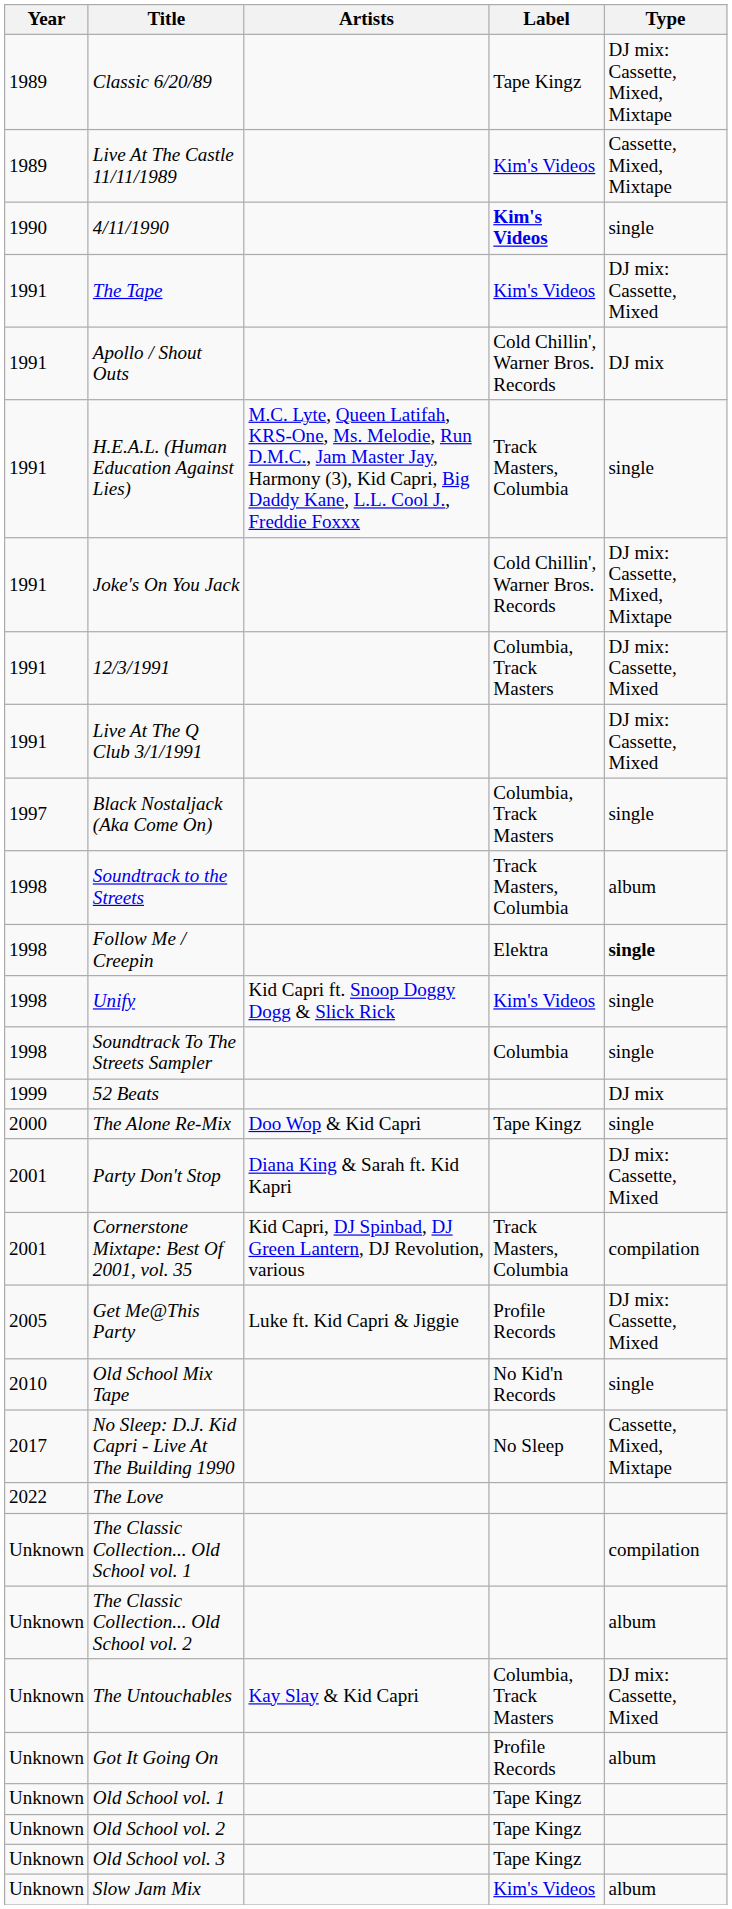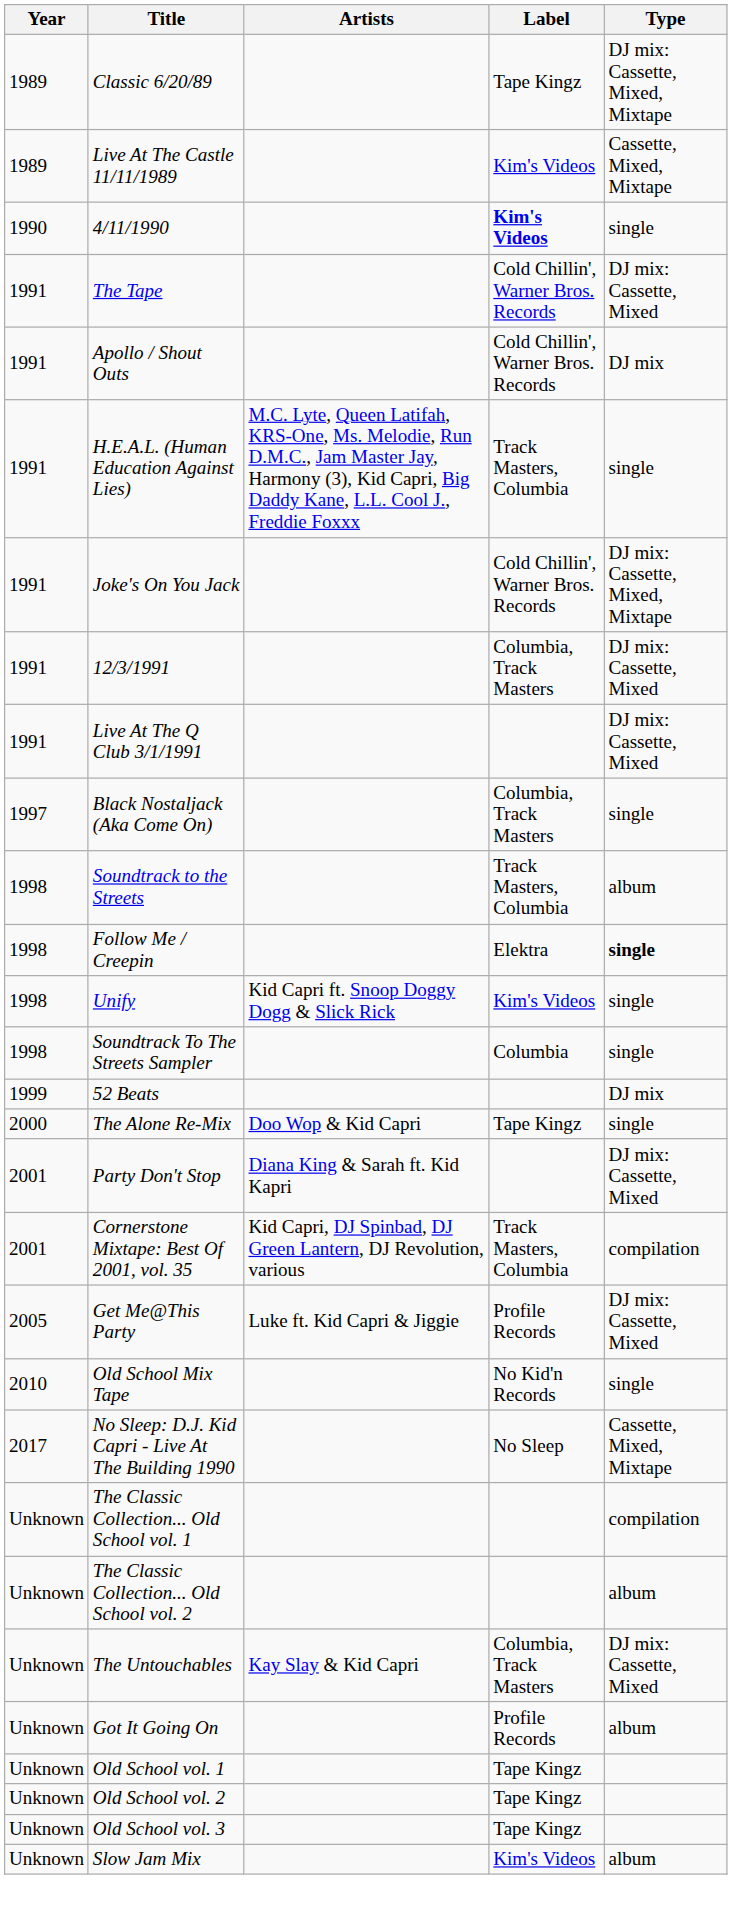(544, 290) Kim's Videos -> (545, 290) Cold Chillin', Warner Bros. Records
- row: (128, 1497)
